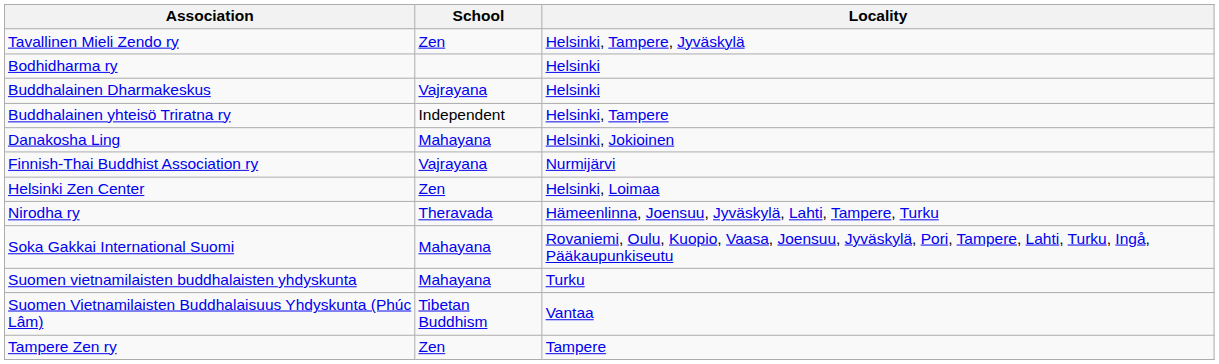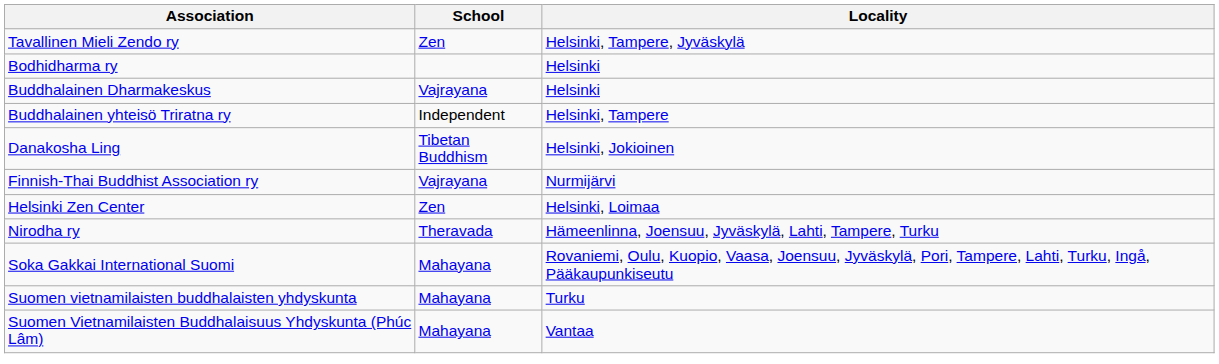(455, 139) Mahayana -> (453, 148) Tibetan Buddhism
(453, 313) Tibetan Buddhism -> (455, 331) Mahayana
- row: (62, 347)
